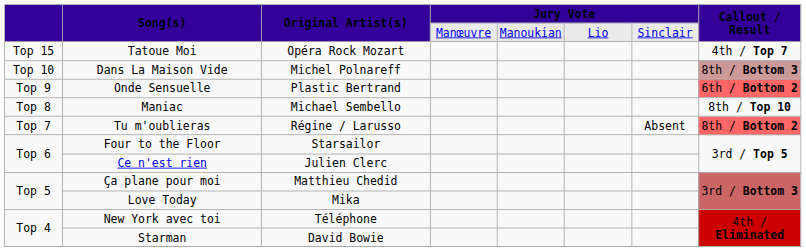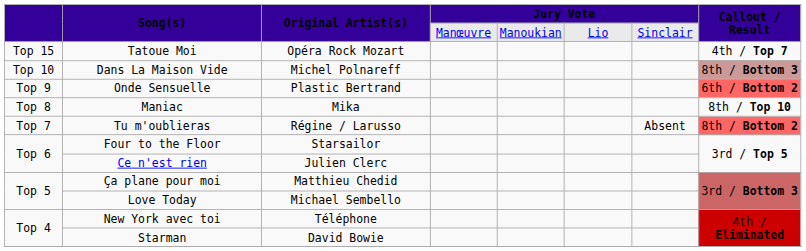(346, 107) Michael Sembello -> (346, 107) Mika
(346, 200) Mika -> (346, 200) Michael Sembello
